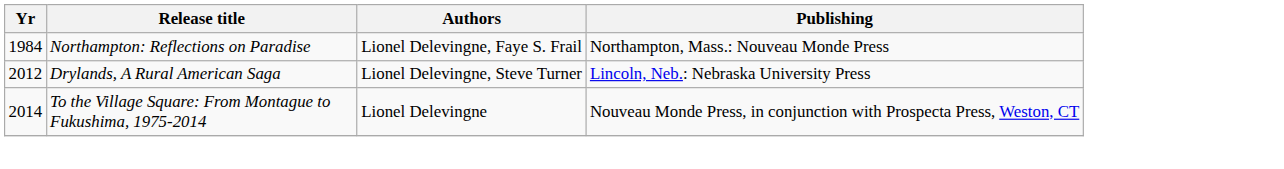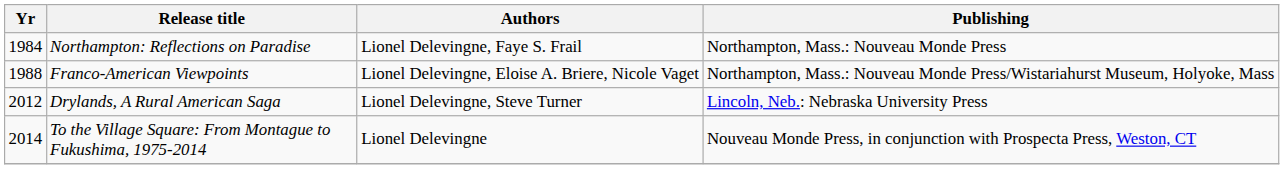+ row: (149, 74)
